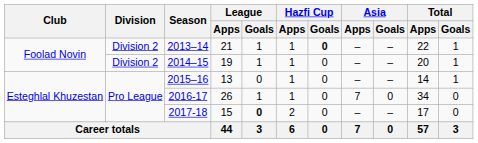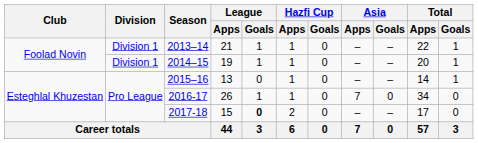(135, 46) Division 2 -> (135, 46) Division 1
(325, 46) bold -> (325, 46) normal
(135, 63) Division 2 -> (135, 63) Division 1
